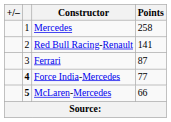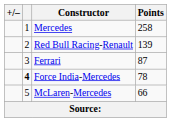(145, 44) 141 -> (145, 44) 139
(143, 76) 77 -> (143, 76) 78
(27, 92) bold -> (27, 92) normal
